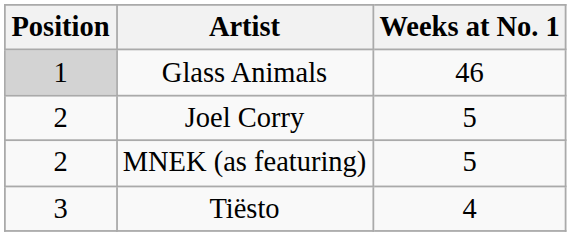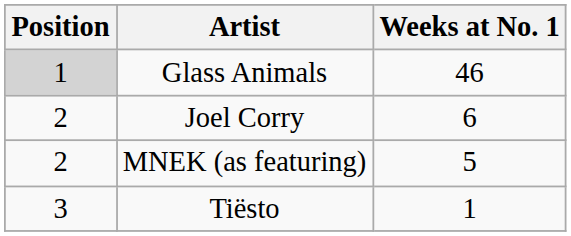(470, 117) 5 -> (470, 117) 6
(470, 207) 4 -> (470, 207) 1
